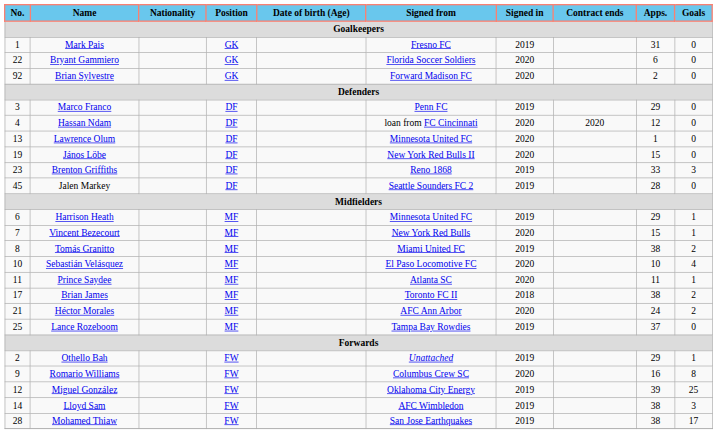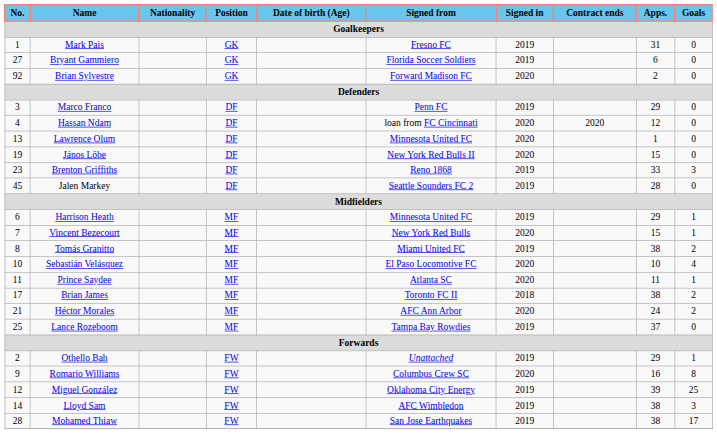(17, 61) 22 -> (17, 61) 27
(525, 61) 2020 -> (525, 61) 2019
